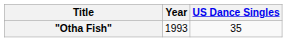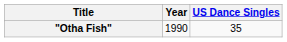(176, 28) 1993 -> (176, 28) 1990
